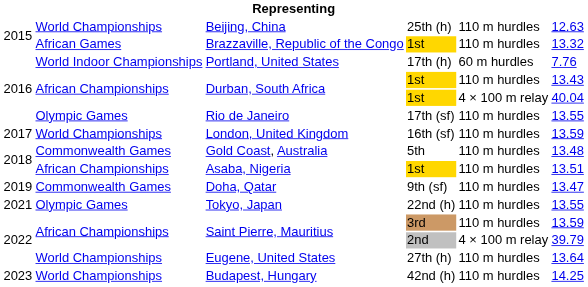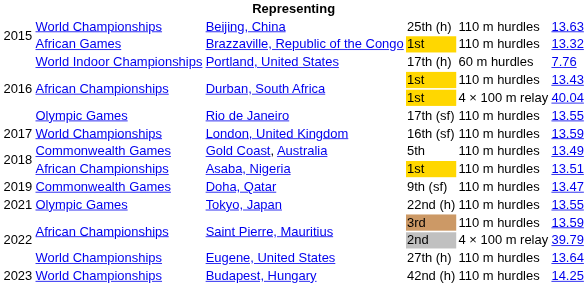(568, 26) 12.63 -> (568, 26) 13.63
(568, 151) 13.48 -> (568, 151) 13.49
